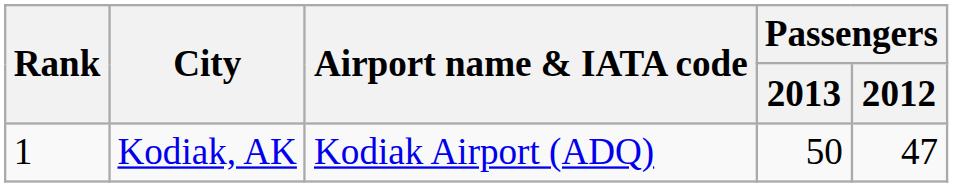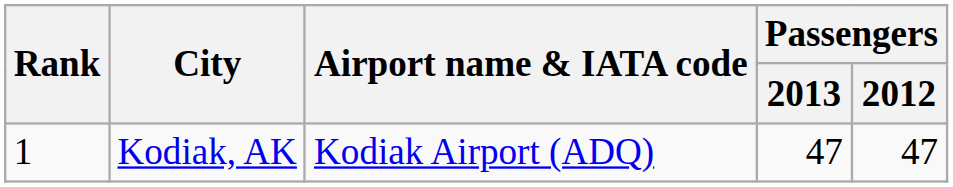(824, 151) 50 -> (824, 151) 47
